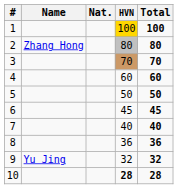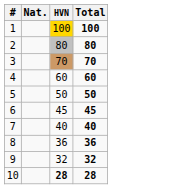- column: (54, 13)
